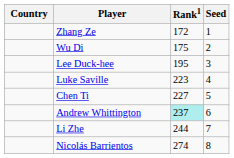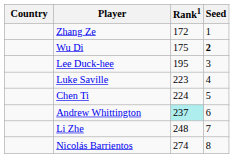(208, 47) normal -> (208, 47) bold
(181, 96) 227 -> (181, 96) 224
(181, 129) 244 -> (181, 129) 248
